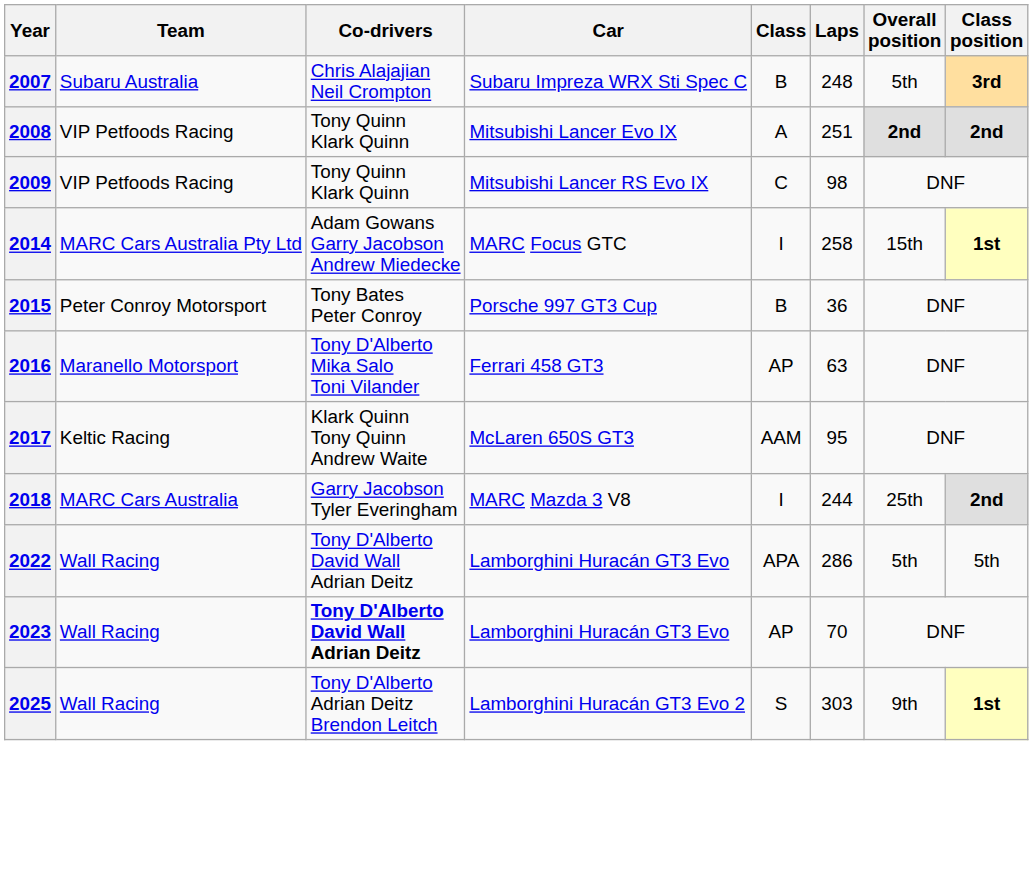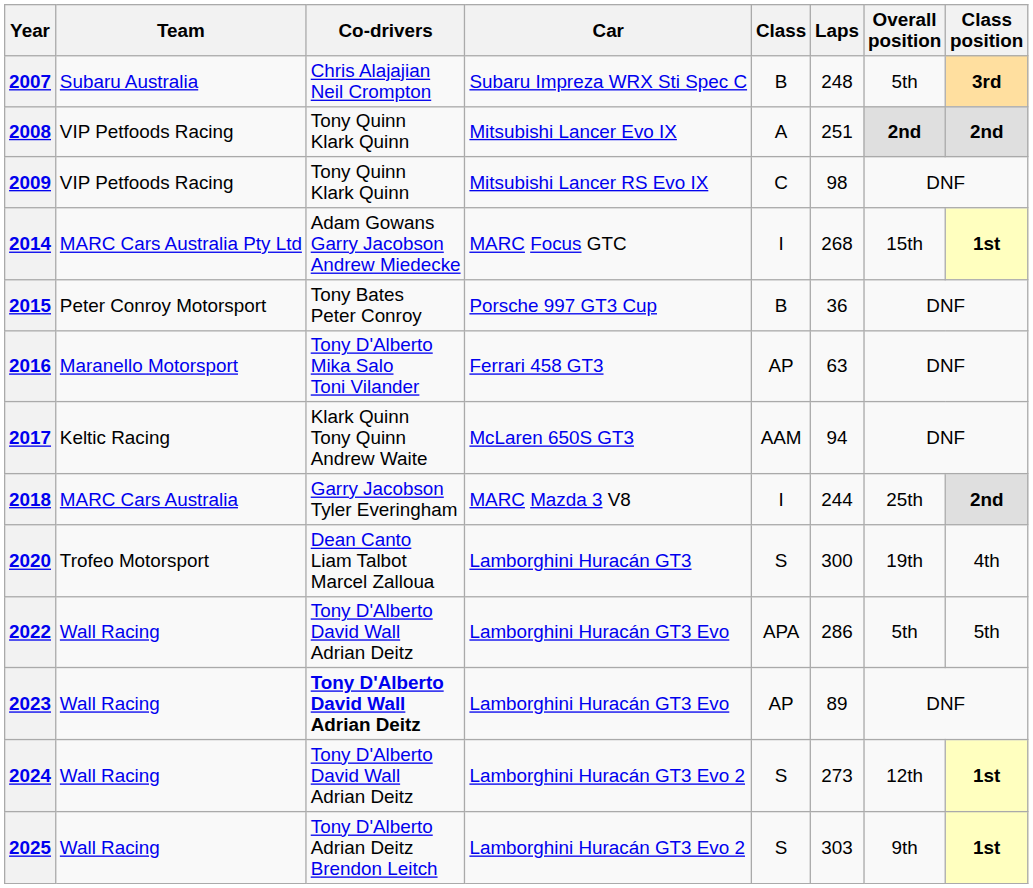(837, 244) 258 -> (837, 244) 268
(837, 438) 95 -> (837, 438) 94
+ row: (30, 561)
(837, 632) 70 -> (837, 704) 89
+ row: (30, 776)
